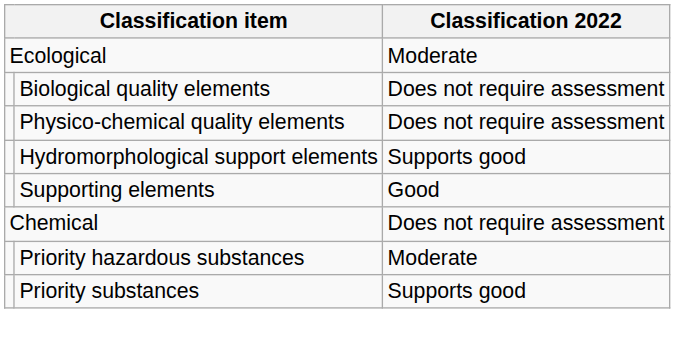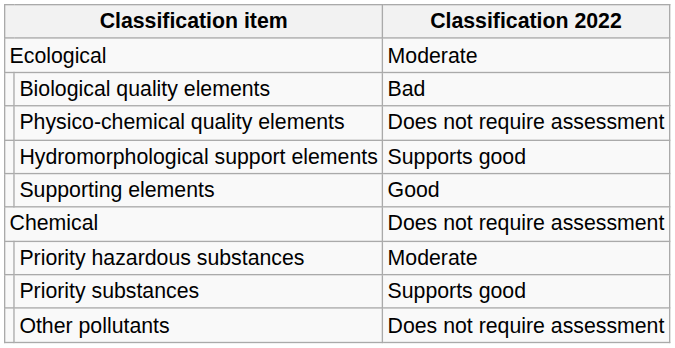(526, 88) Does not require assessment -> (407, 88) Bad
+ row: (94, 325)
